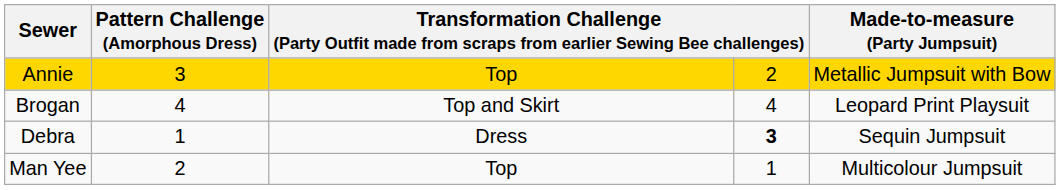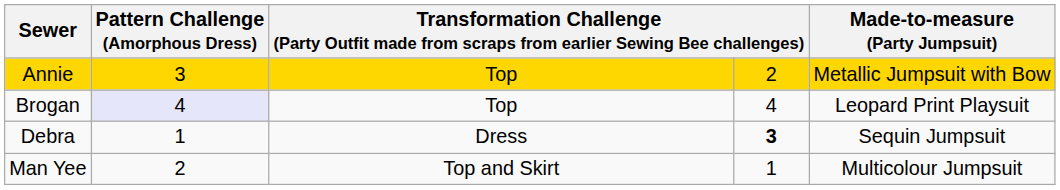(180, 105) no background -> (180, 105) lavender background
(501, 105) Top and Skirt -> (501, 105) Top
(501, 168) Top -> (501, 168) Top and Skirt
